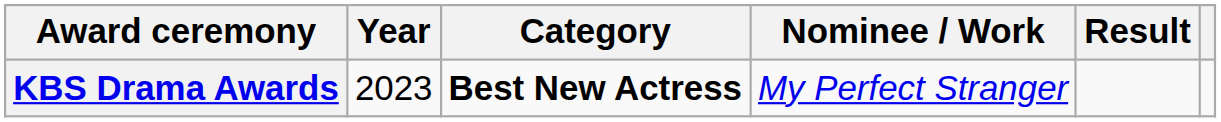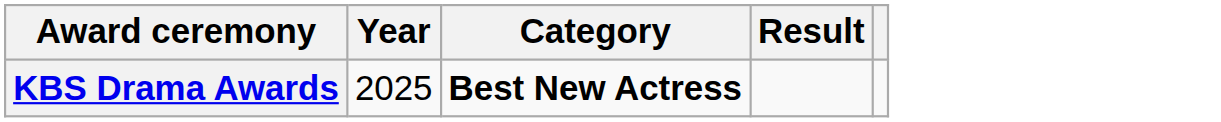- column: (913, 32)
(394, 87) 2023 -> (394, 87) 2025
